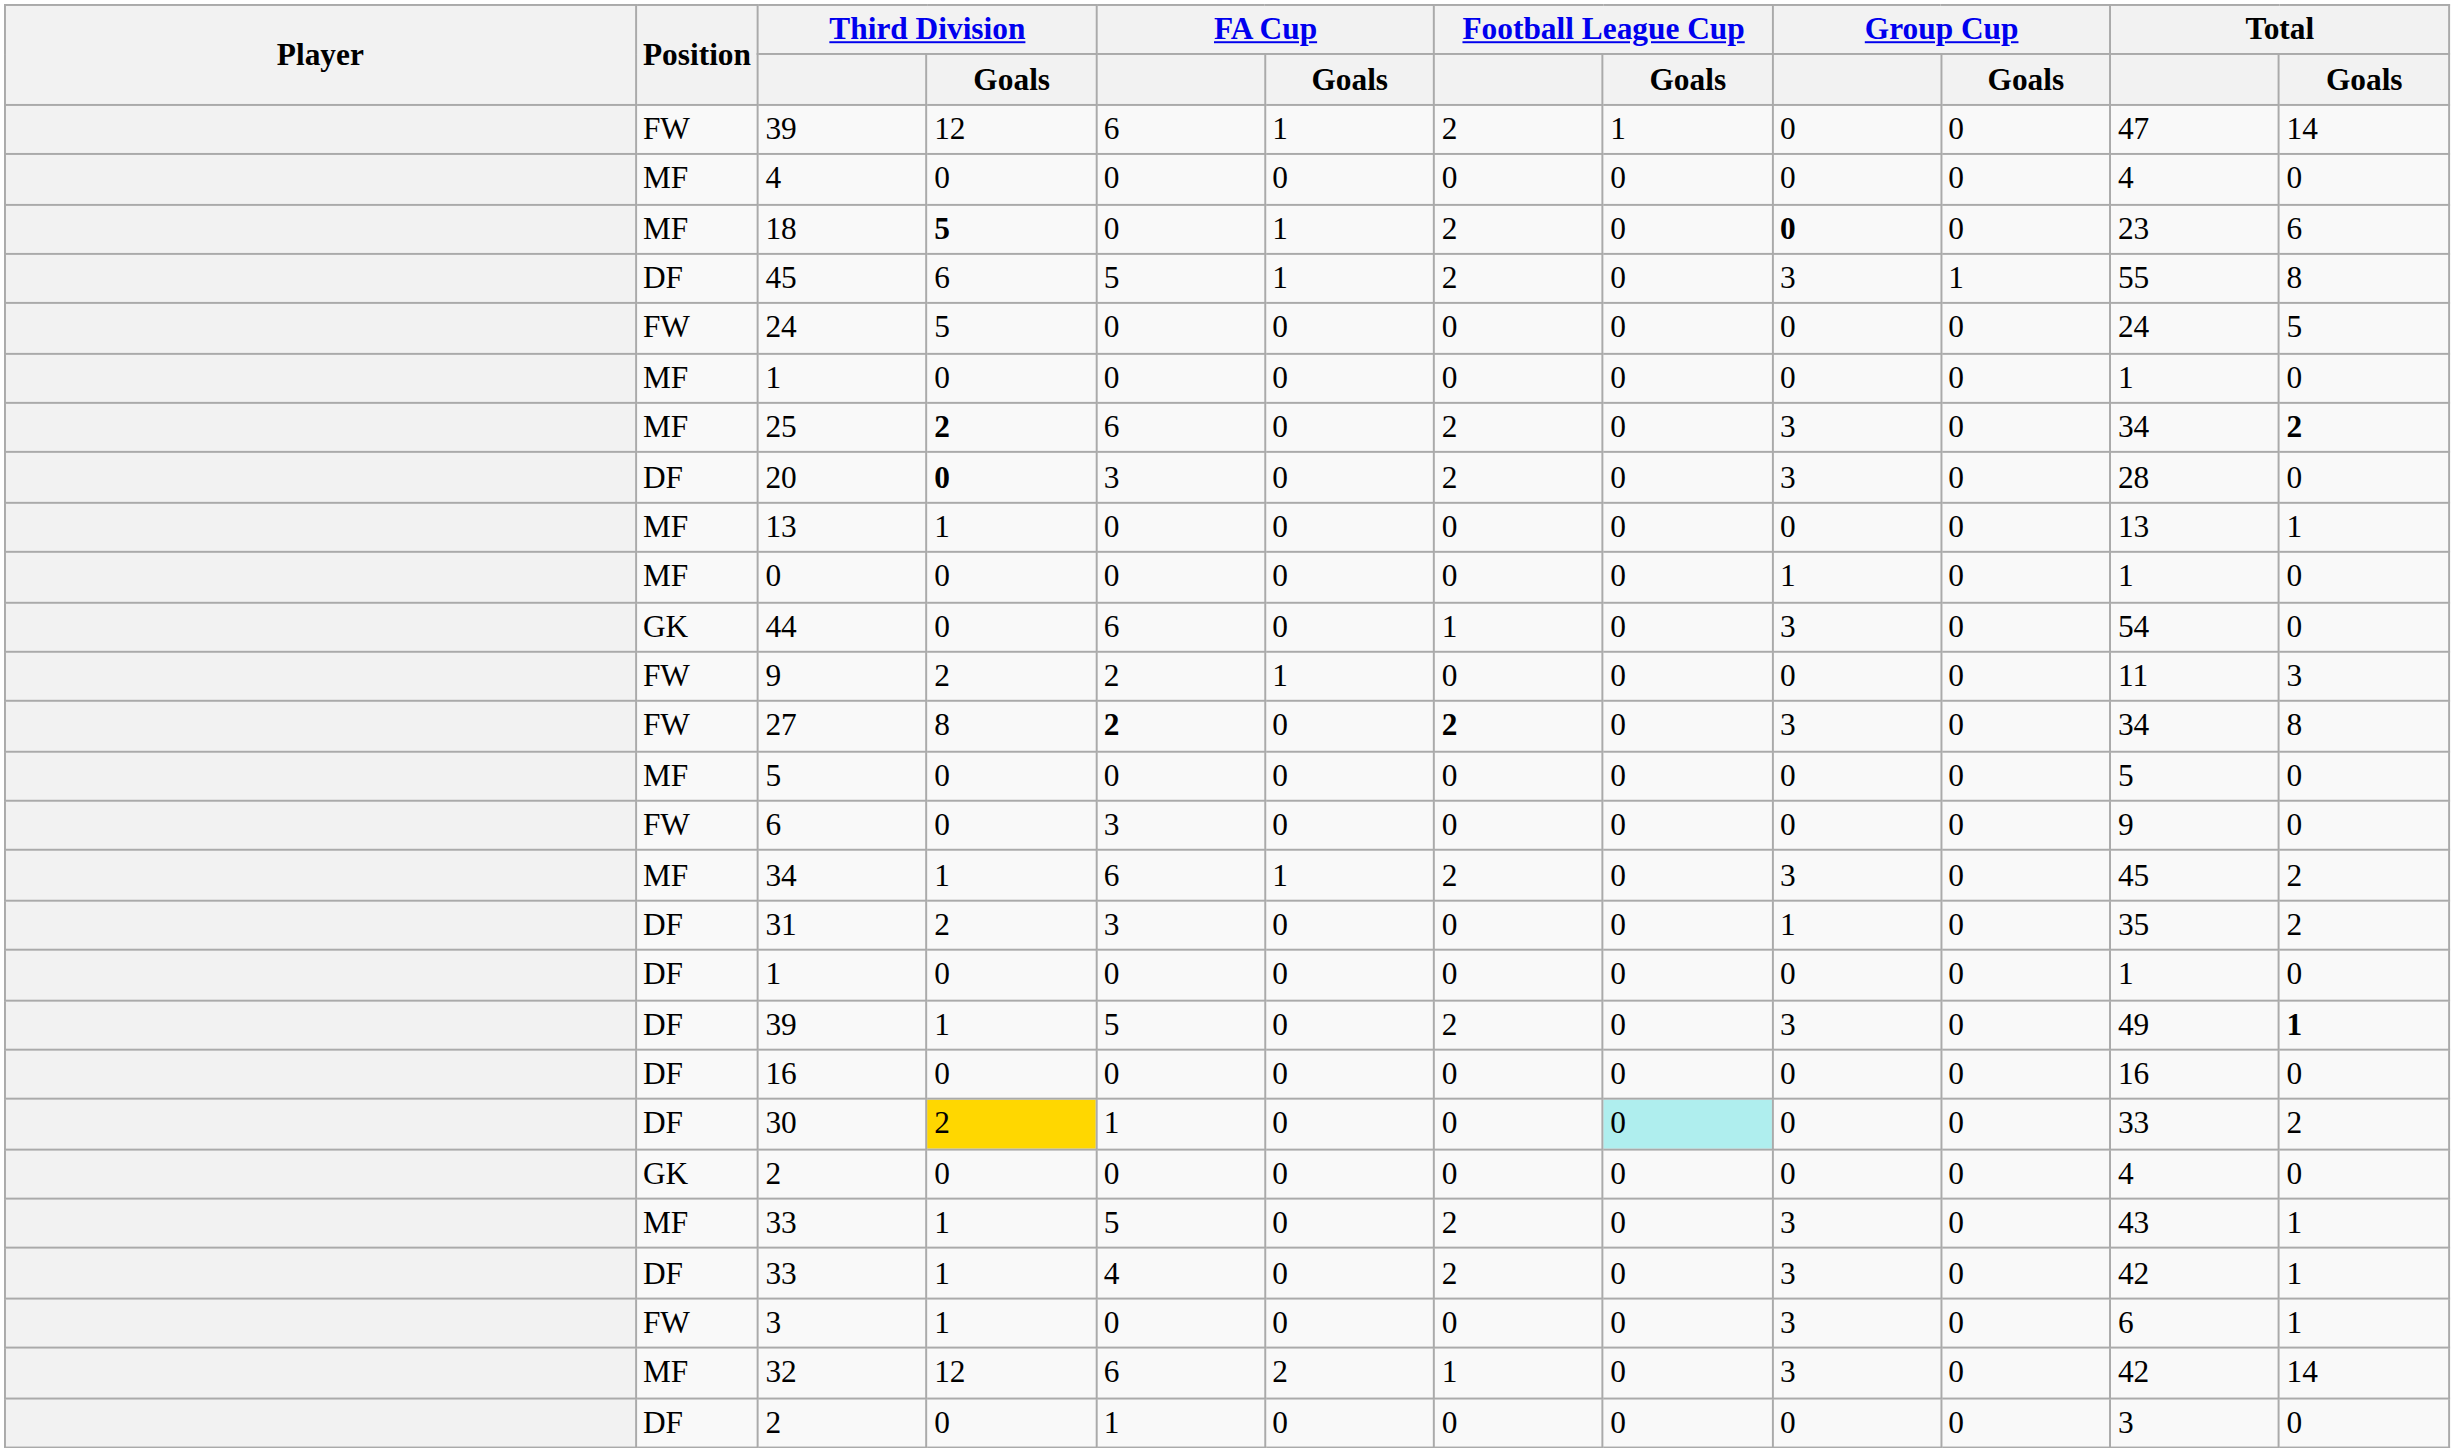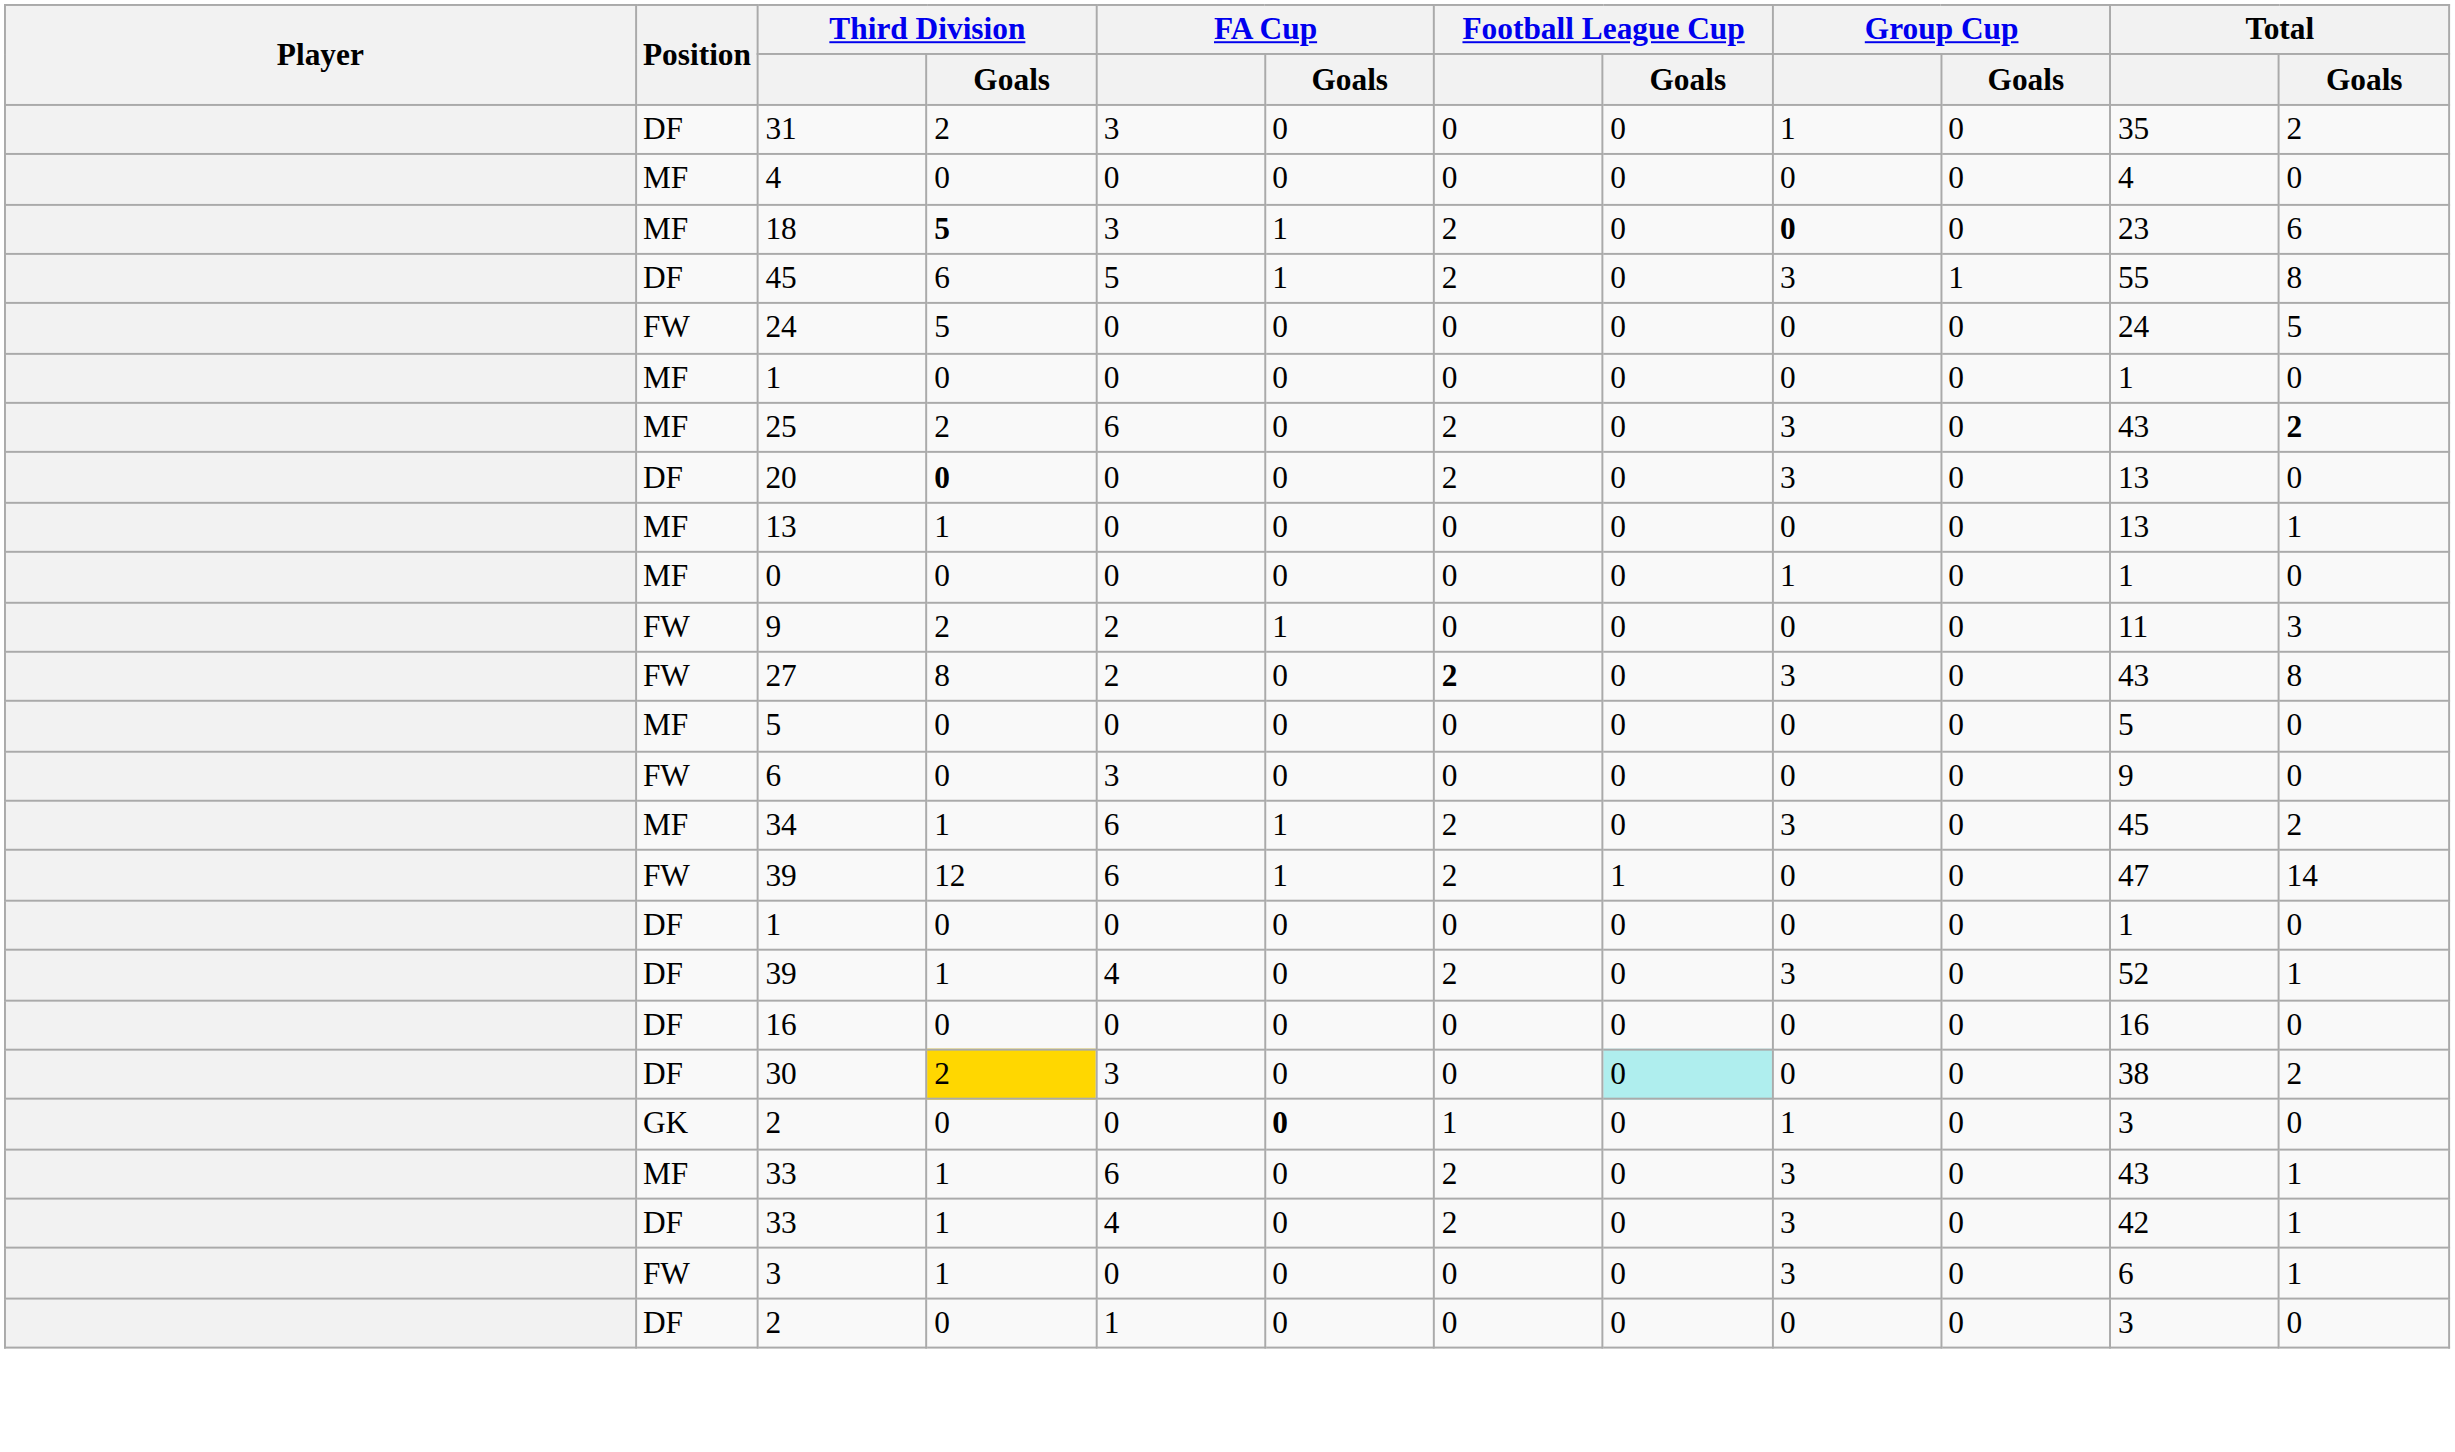rows swapped: (663, 924) <-> (666, 128)
(1112, 228) 0 -> (1112, 228) 3
(942, 427) bold -> (942, 427) normal
(2134, 427) 34 -> (2134, 427) 43
(1112, 476) 3 -> (1112, 476) 0
(2134, 476) 28 -> (2134, 476) 13
- row: (666, 626)
(1112, 725) bold -> (1112, 675) normal
(2134, 725) 34 -> (2134, 675) 43
(1112, 1024) 5 -> (1112, 974) 4
(2134, 1024) 49 -> (2134, 974) 52
(2294, 1024) bold -> (2294, 974) normal
(1112, 1123) 1 -> (1112, 1073) 3
(2134, 1123) 33 -> (2134, 1073) 38
(1280, 1173) normal -> (1280, 1123) bold
(1450, 1173) 0 -> (1450, 1123) 1
(1788, 1173) 0 -> (1788, 1123) 1
(2126, 1173) 4 -> (2126, 1123) 3
(1112, 1223) 5 -> (1112, 1173) 6
- row: (666, 1372)
